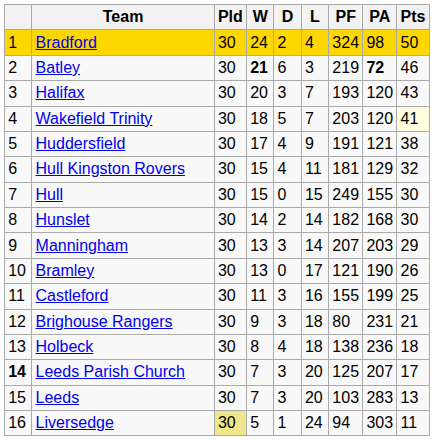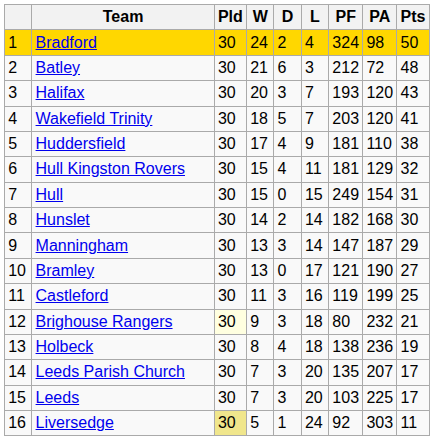(259, 67) bold -> (259, 67) normal
(346, 67) 219 -> (346, 67) 212
(375, 67) bold -> (375, 67) normal
(409, 67) 46 -> (409, 67) 48
(409, 118) lightyellow background -> (409, 118) no background
(346, 144) 191 -> (346, 144) 181
(380, 144) 121 -> (379, 144) 110
(380, 194) 155 -> (380, 194) 154
(409, 194) 30 -> (409, 194) 31
(346, 245) 207 -> (346, 245) 147
(380, 245) 203 -> (380, 245) 187
(409, 270) 26 -> (409, 270) 27
(346, 296) 155 -> (345, 296) 119
(227, 321) no background -> (227, 321) lightyellow background
(380, 321) 231 -> (380, 321) 232
(409, 347) 18 -> (409, 347) 19
(17, 372) bold -> (17, 372) normal
(346, 372) 125 -> (346, 372) 135
(380, 397) 283 -> (380, 397) 225
(409, 397) 13 -> (409, 397) 17
(341, 423) 94 -> (341, 423) 92
